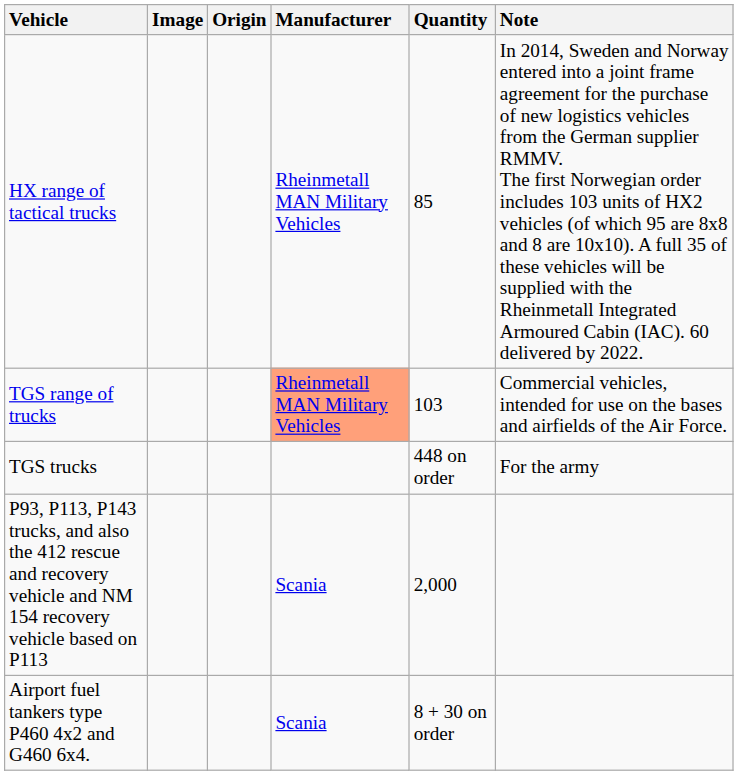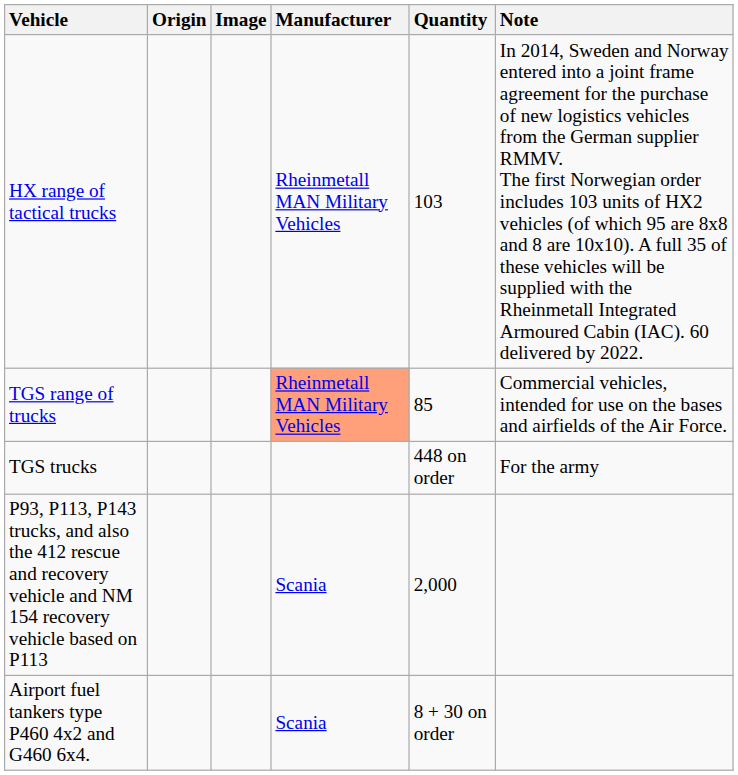columns swapped: (178, 19) <-> (239, 19)
(423, 201) 85 -> (428, 201) 103
(428, 404) 103 -> (423, 404) 85
